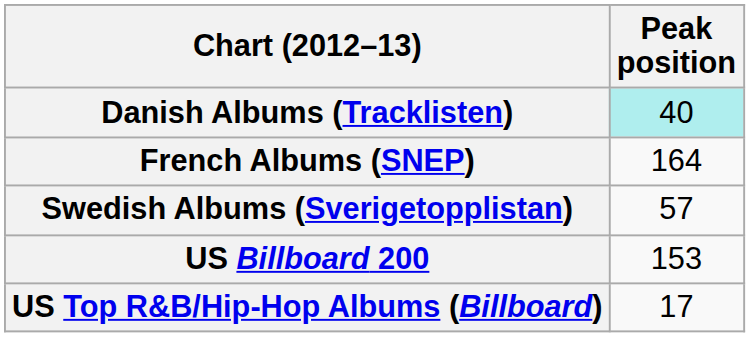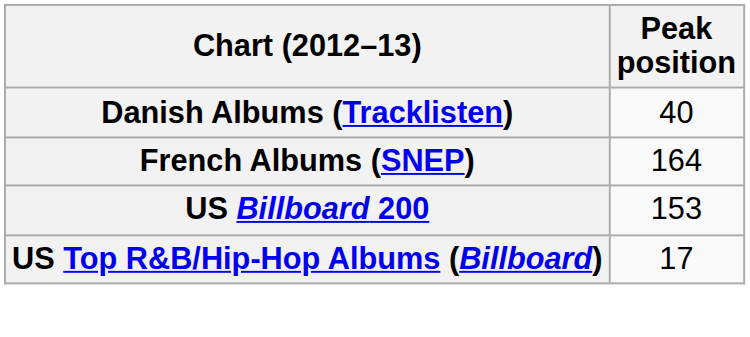(676, 112) paleturquoise background -> (676, 112) no background
- row: (307, 209)
